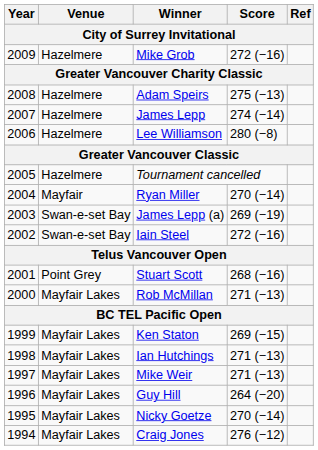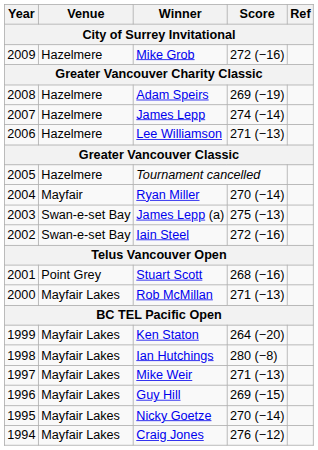(257, 94) 275 (−13) -> (257, 94) 269 (−19)
(254, 134) 280 (−8) -> (257, 134) 271 (−13)
(257, 214) 269 (−19) -> (257, 214) 275 (−13)
(257, 335) 269 (−15) -> (257, 335) 264 (−20)
(257, 355) 271 (−13) -> (254, 355) 280 (−8)
(257, 395) 264 (−20) -> (257, 395) 269 (−15)
